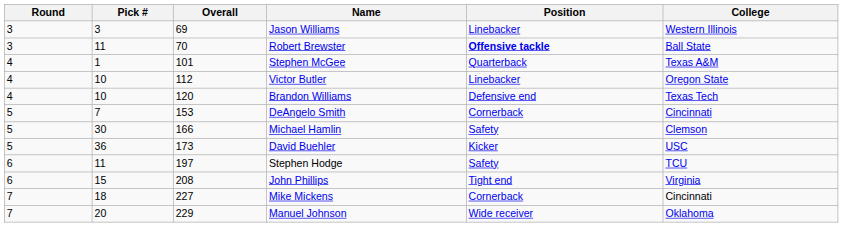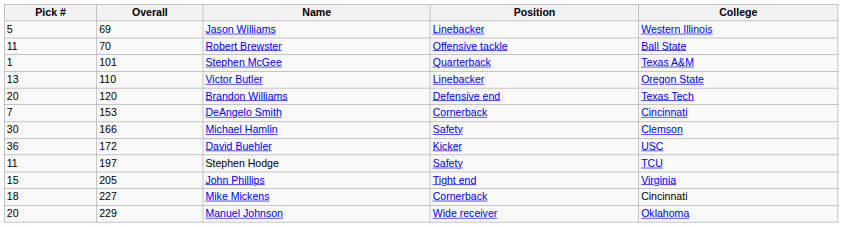- column: (48, 12)
(98, 29) 3 -> (10, 29) 5
(509, 46) bold -> (470, 46) normal
(100, 79) 10 -> (13, 79) 13
(184, 79) 112 -> (108, 79) 110
(100, 96) 10 -> (13, 96) 20
(185, 146) 173 -> (108, 146) 172
(185, 180) 208 -> (108, 180) 205
